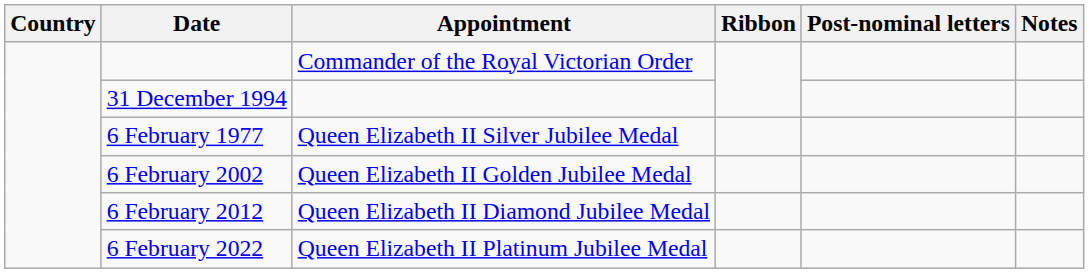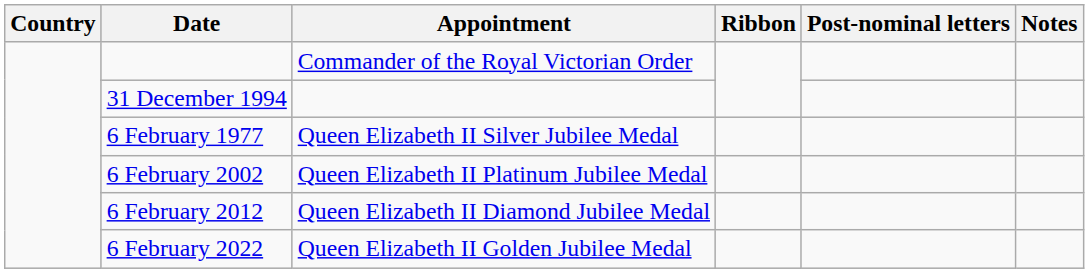(495, 173) Queen Elizabeth II Golden Jubilee Medal -> (503, 173) Queen Elizabeth II Platinum Jubilee Medal
(503, 248) Queen Elizabeth II Platinum Jubilee Medal -> (495, 248) Queen Elizabeth II Golden Jubilee Medal
